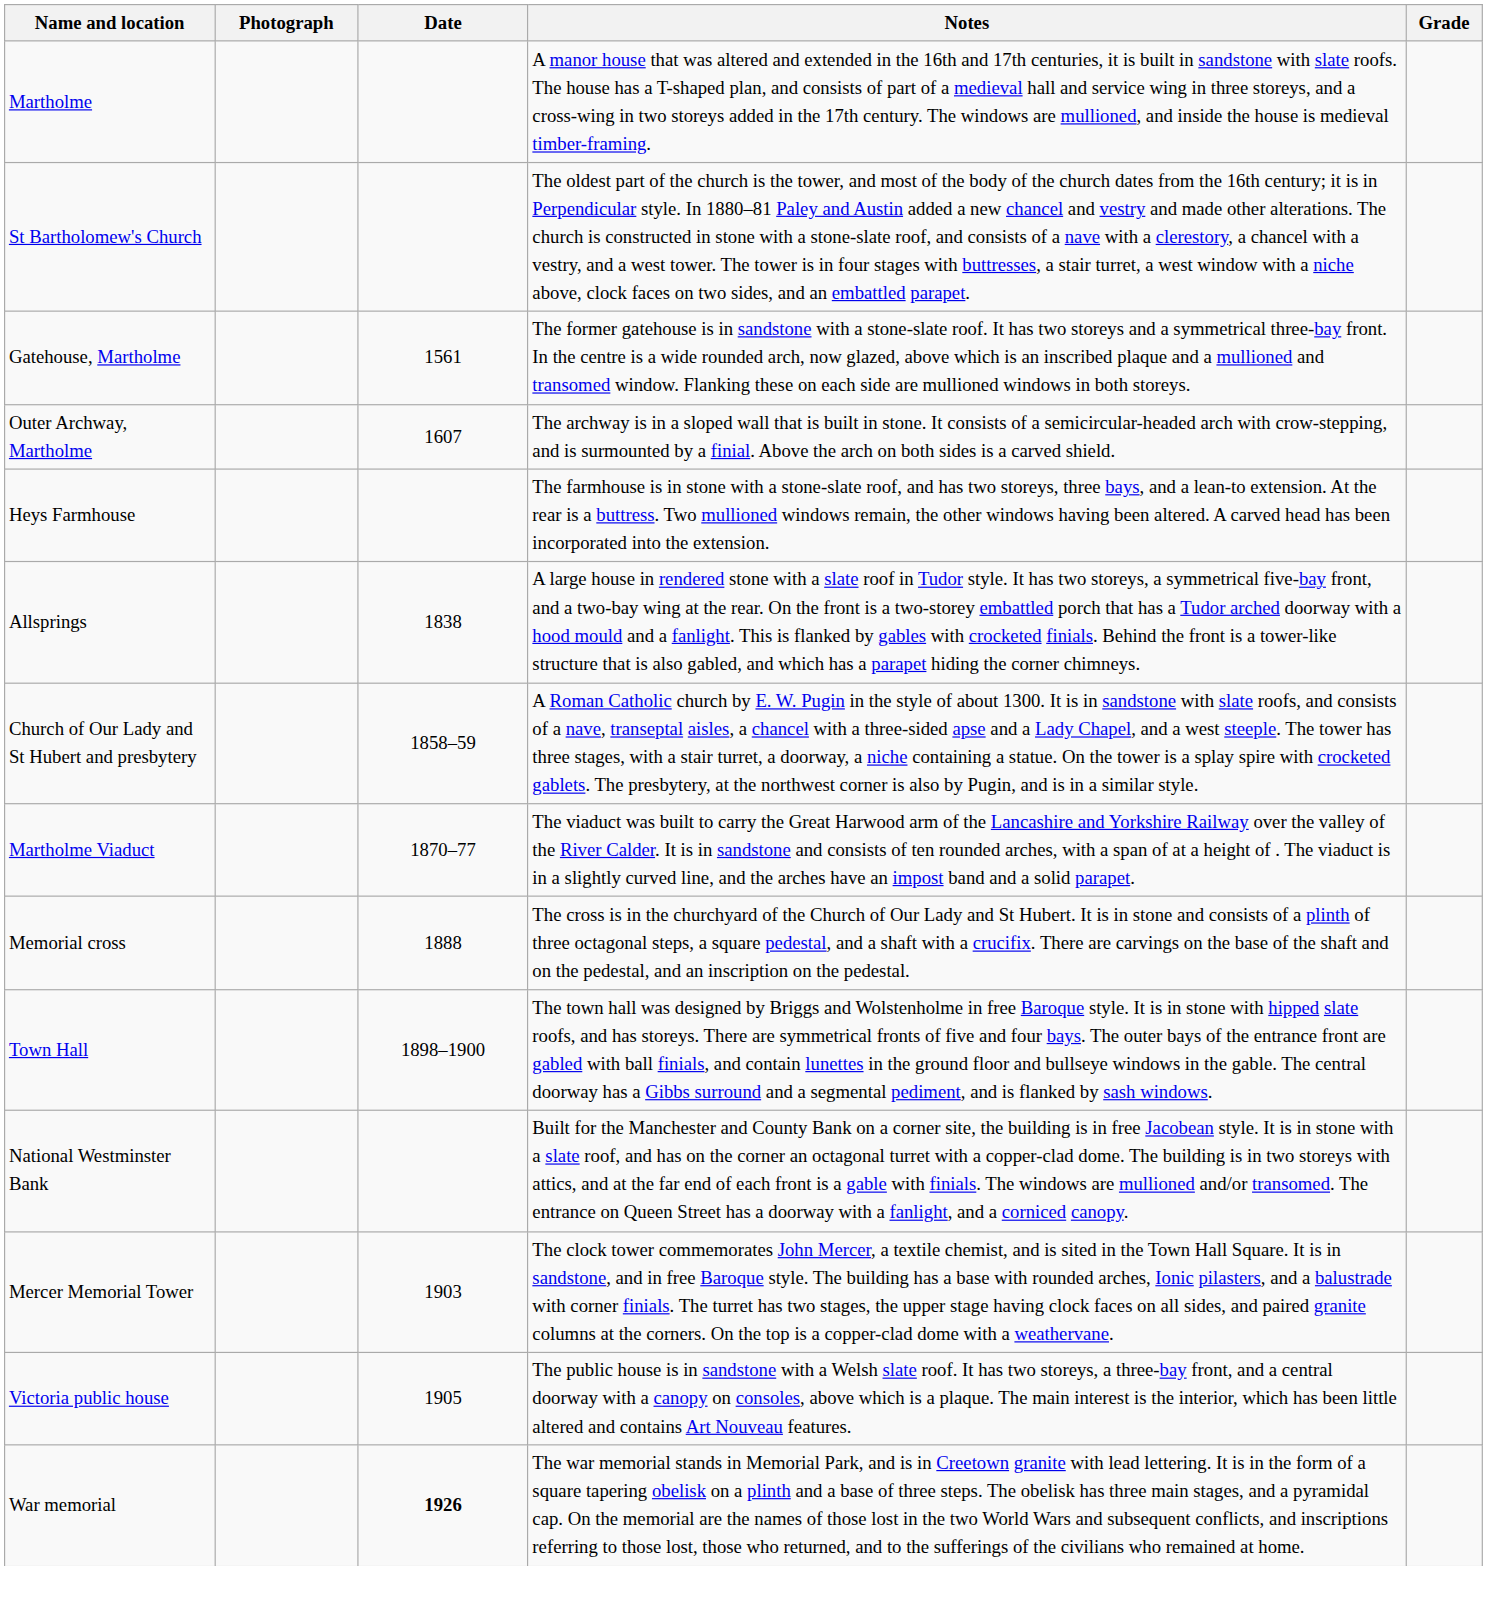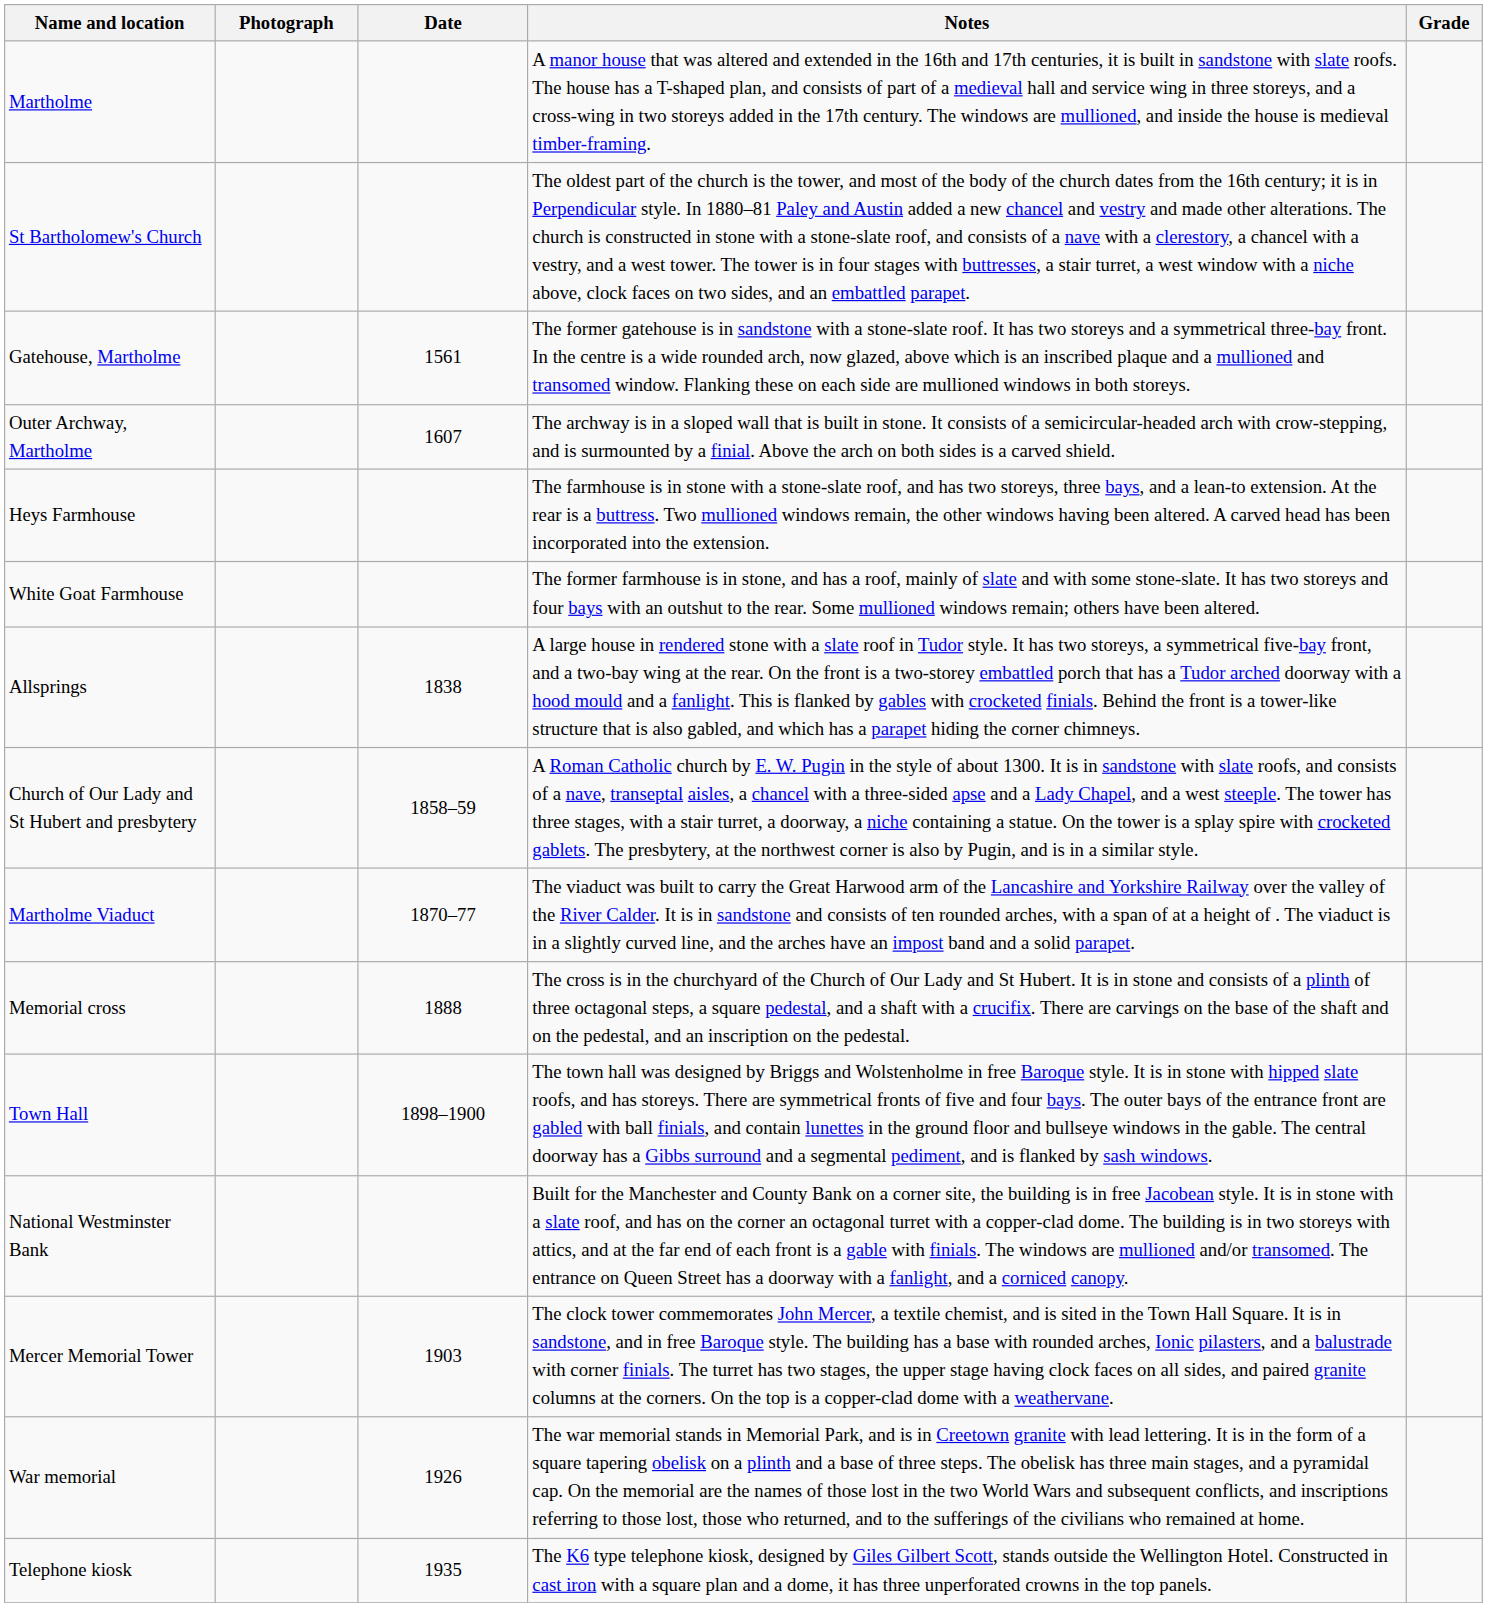+ row: (96, 594)
- row: (89, 1398)
(443, 1505) bold -> (443, 1477) normal
+ row: (70, 1570)
